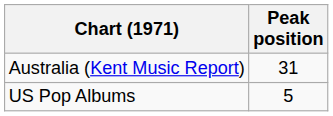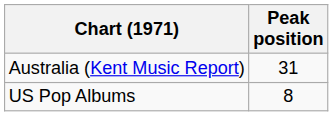(288, 96) 5 -> (288, 96) 8
